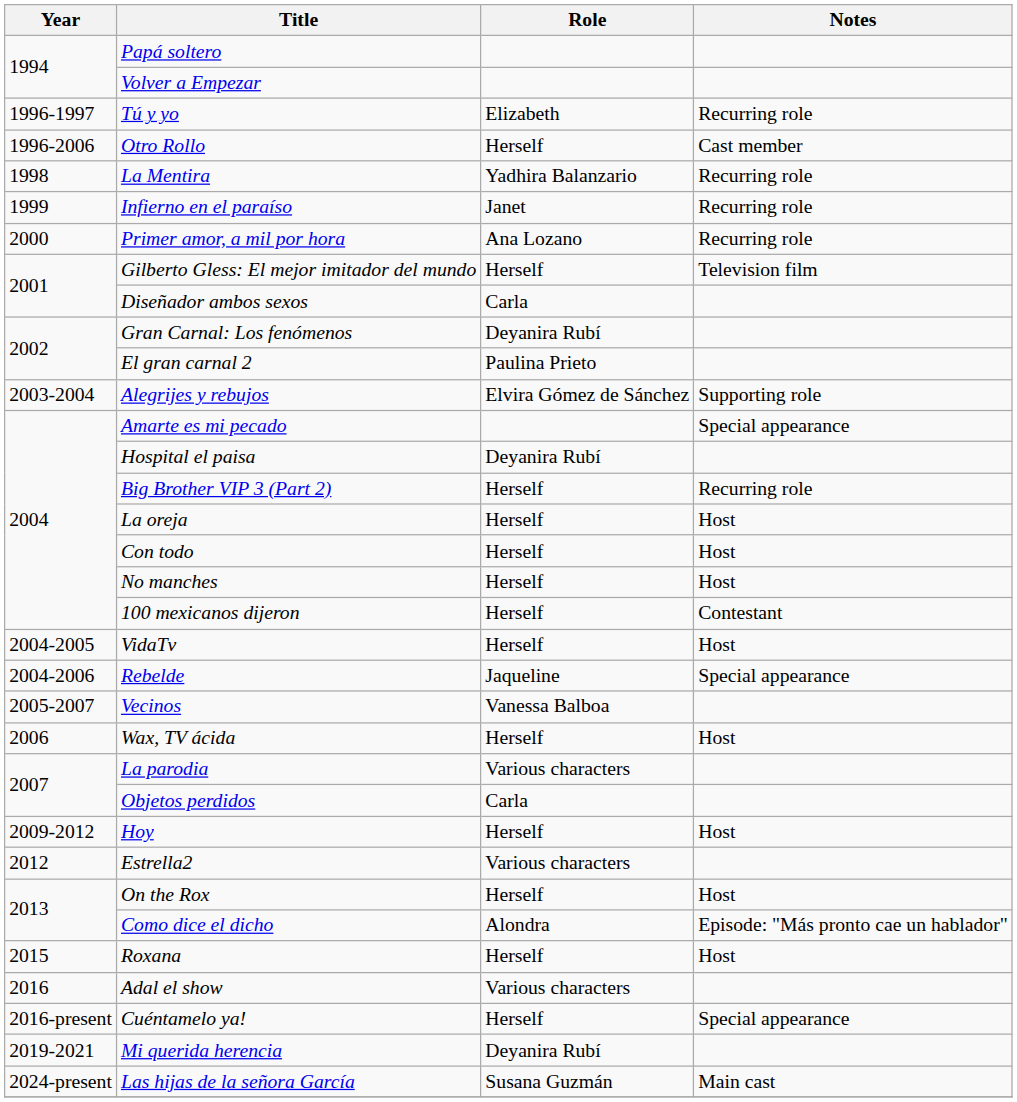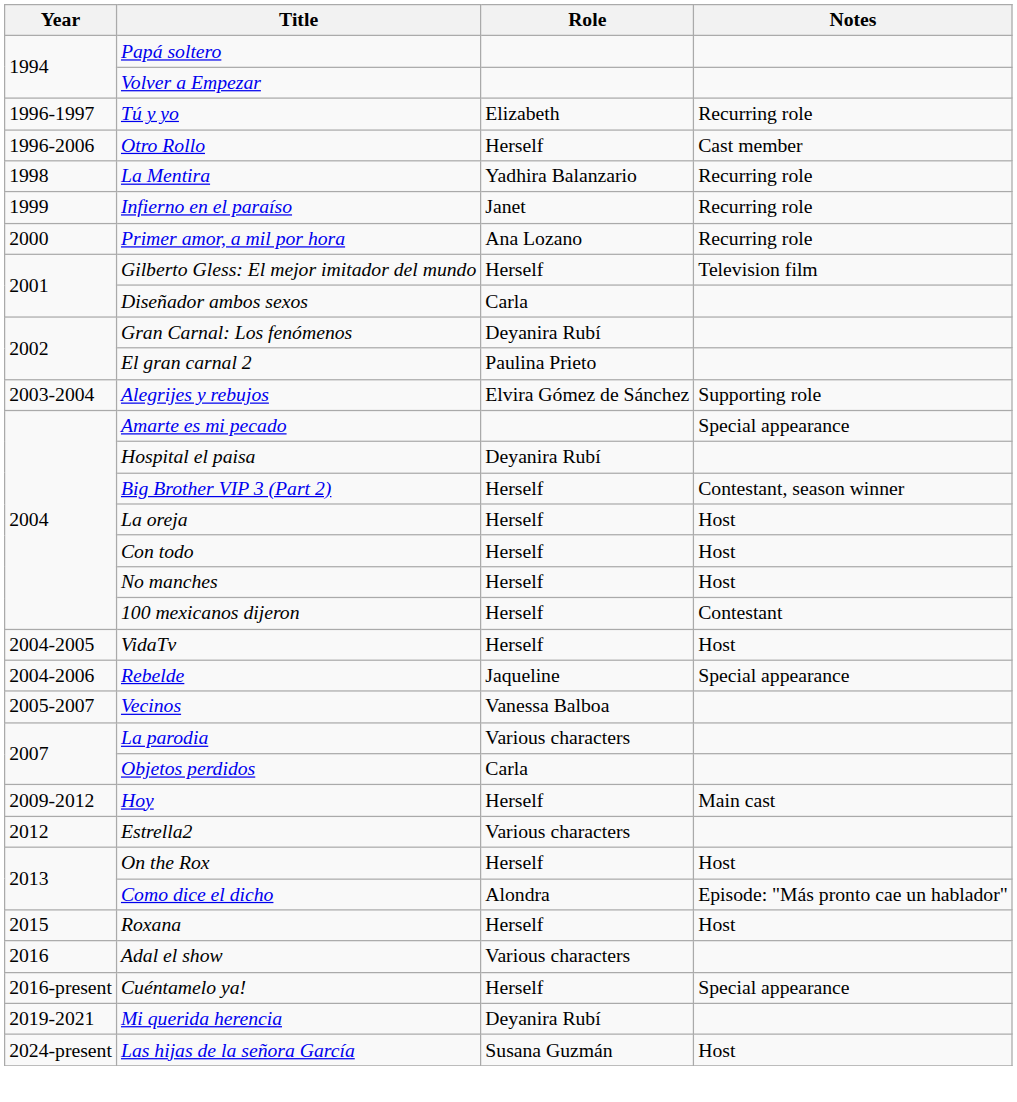(755, 488) Recurring role -> (801, 488) Contestant, season winner
- row: (178, 737)
(717, 831) Host -> (737, 800) Main cast
(737, 1081) Main cast -> (717, 1050) Host
